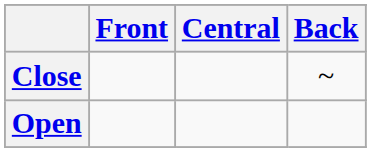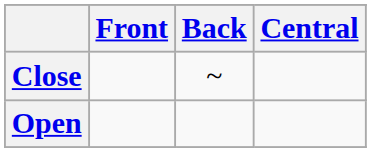columns swapped: (231, 28) <-> (326, 28)
